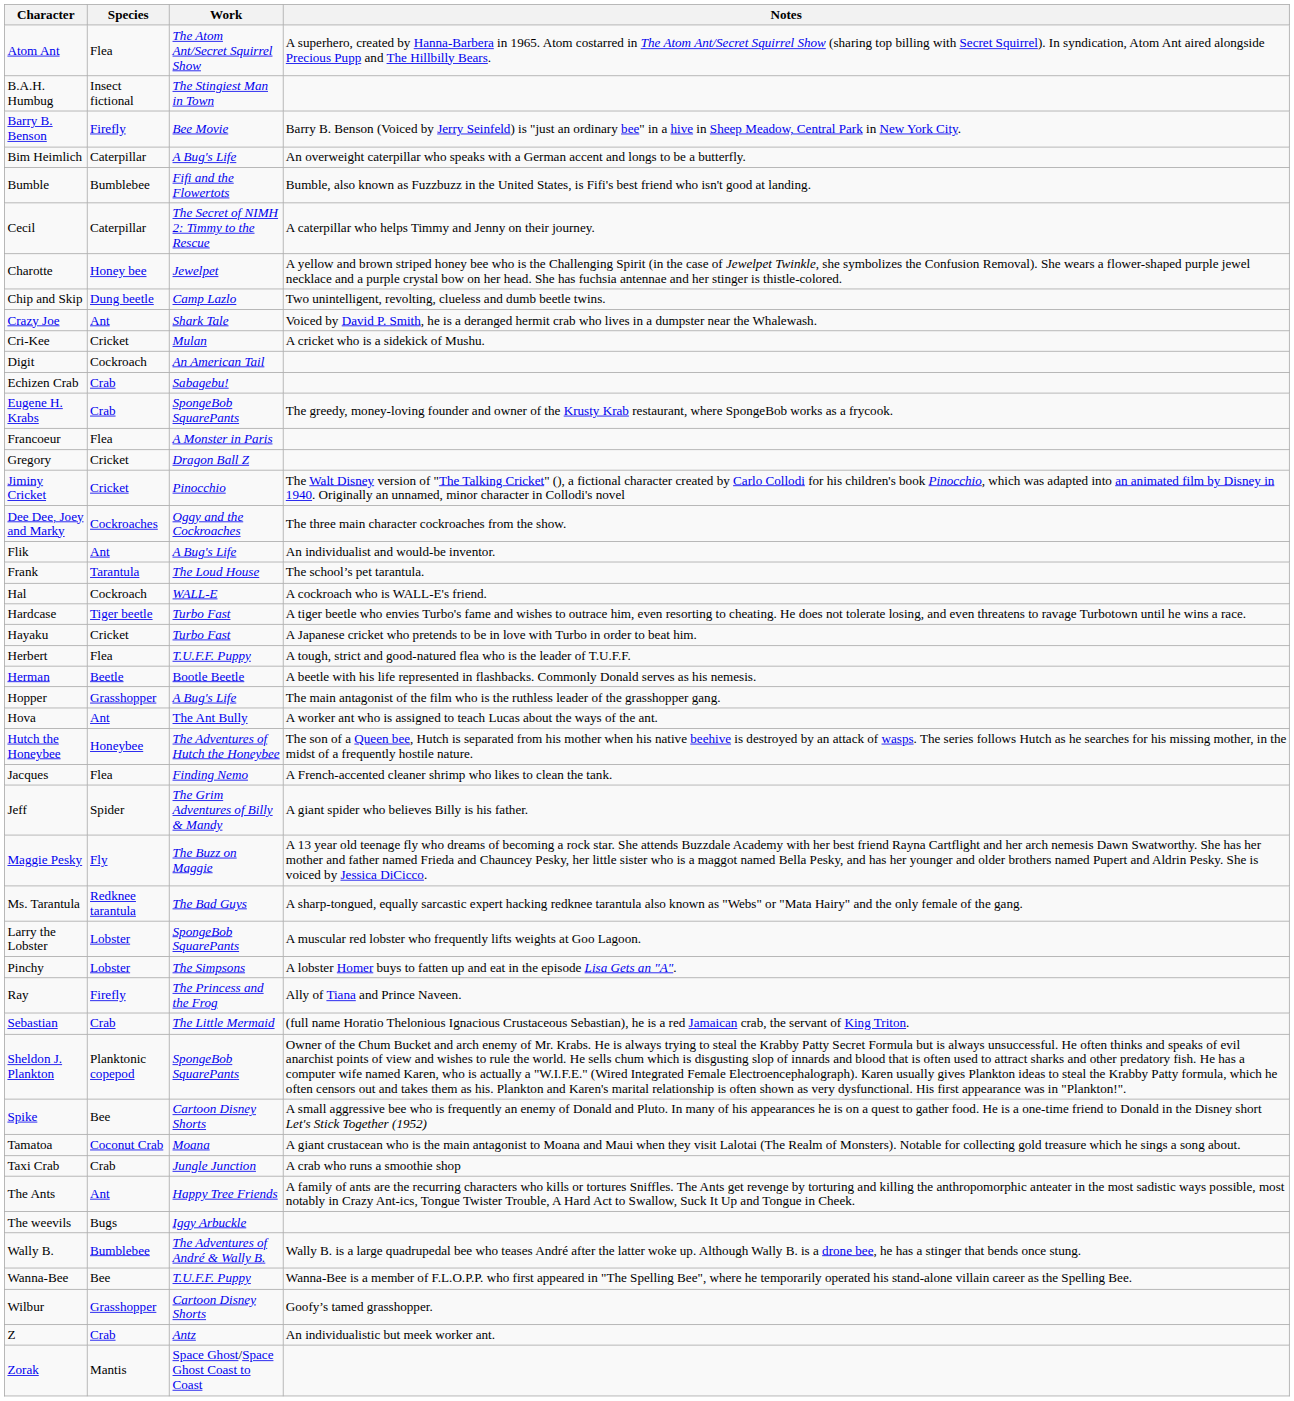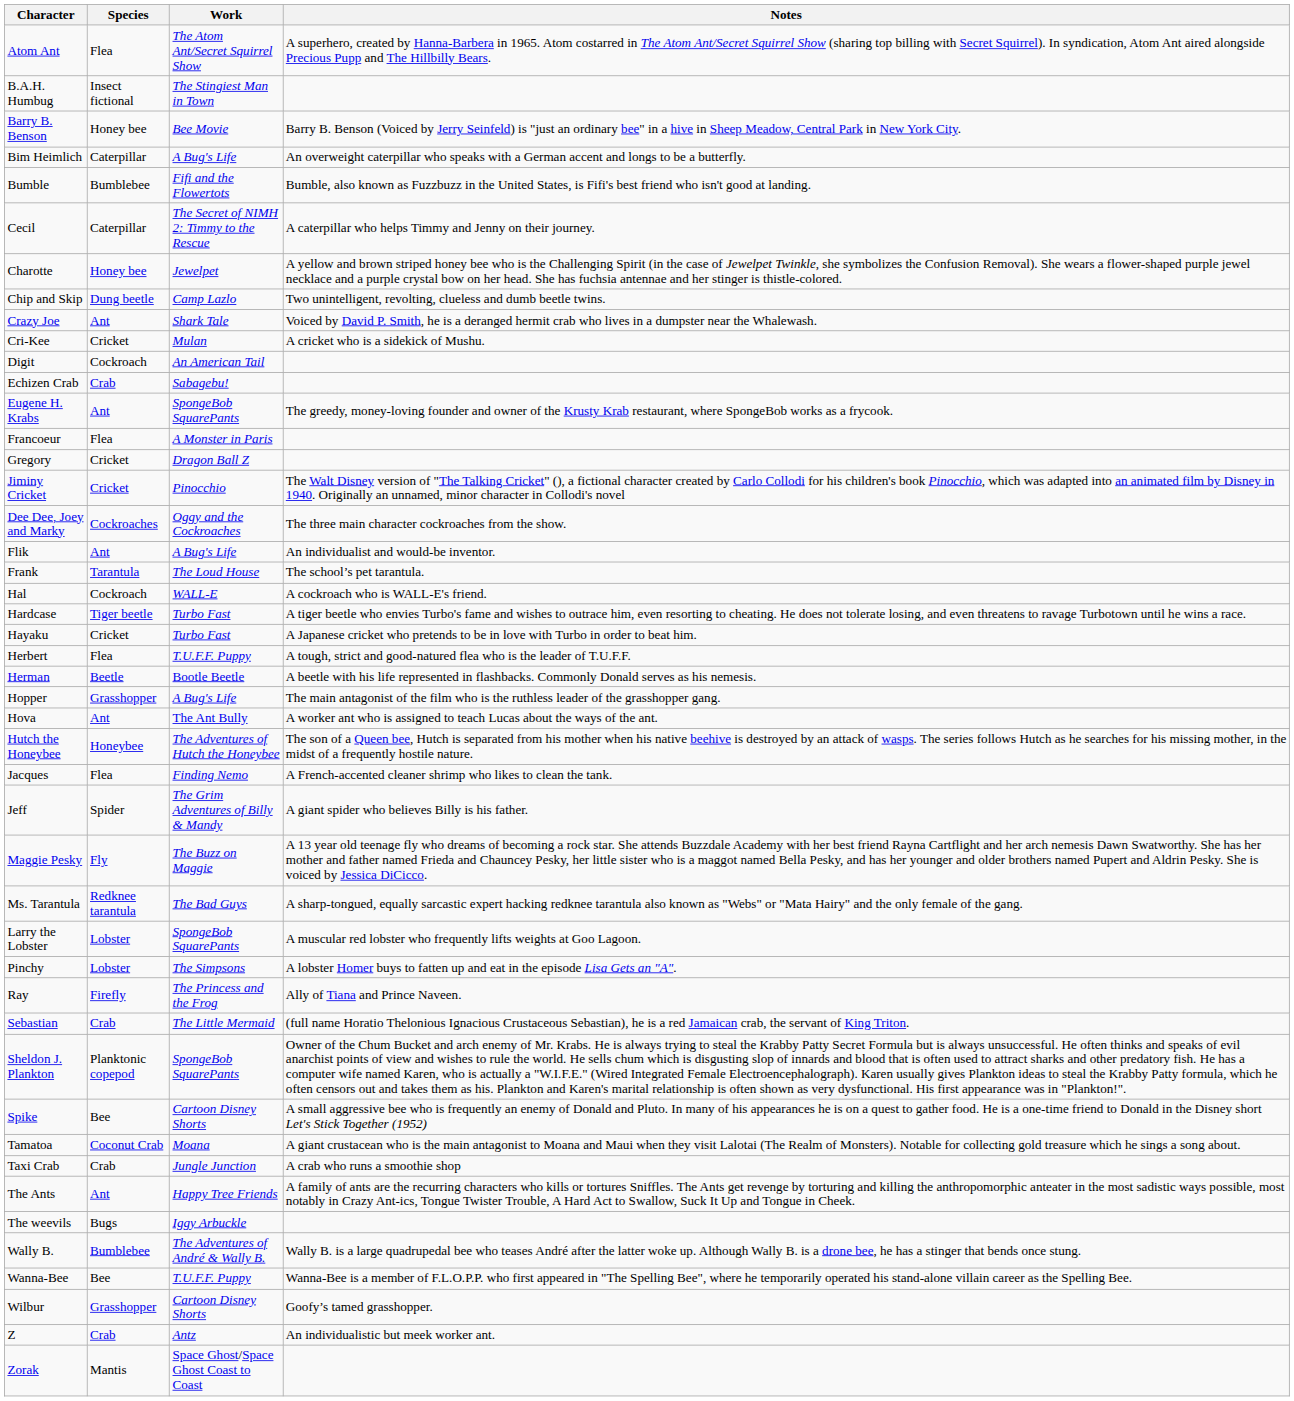(108, 128) Firefly -> (118, 128) Honey bee
(103, 410) Crab -> (100, 410) Ant
